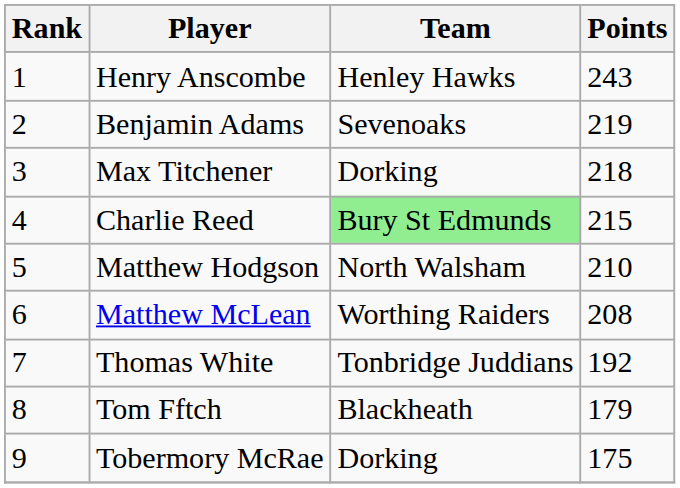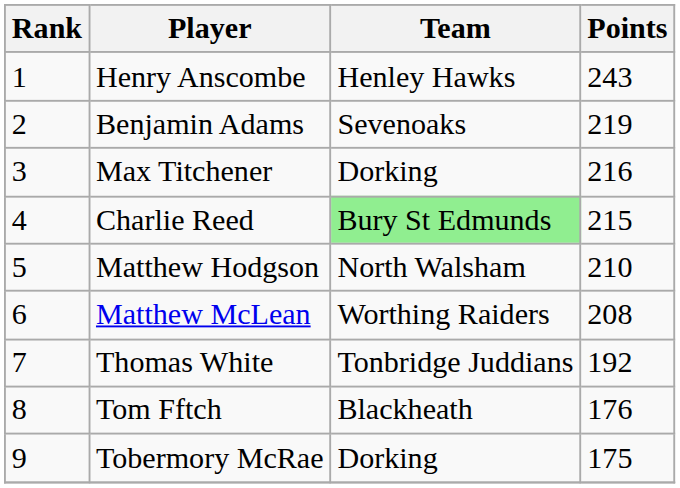(610, 171) 218 -> (610, 171) 216
(610, 409) 179 -> (610, 409) 176
